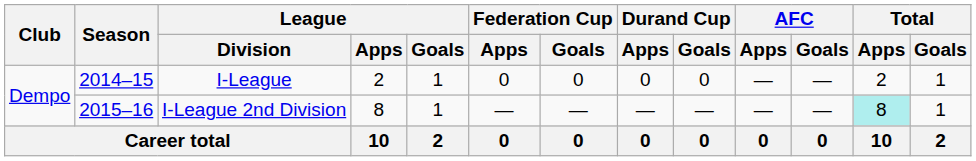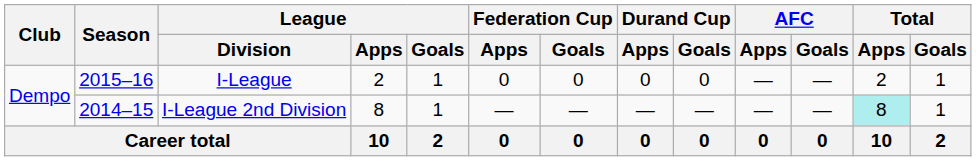(116, 79) 2014–15 -> (116, 79) 2015–16
(116, 110) 2015–16 -> (116, 110) 2014–15
